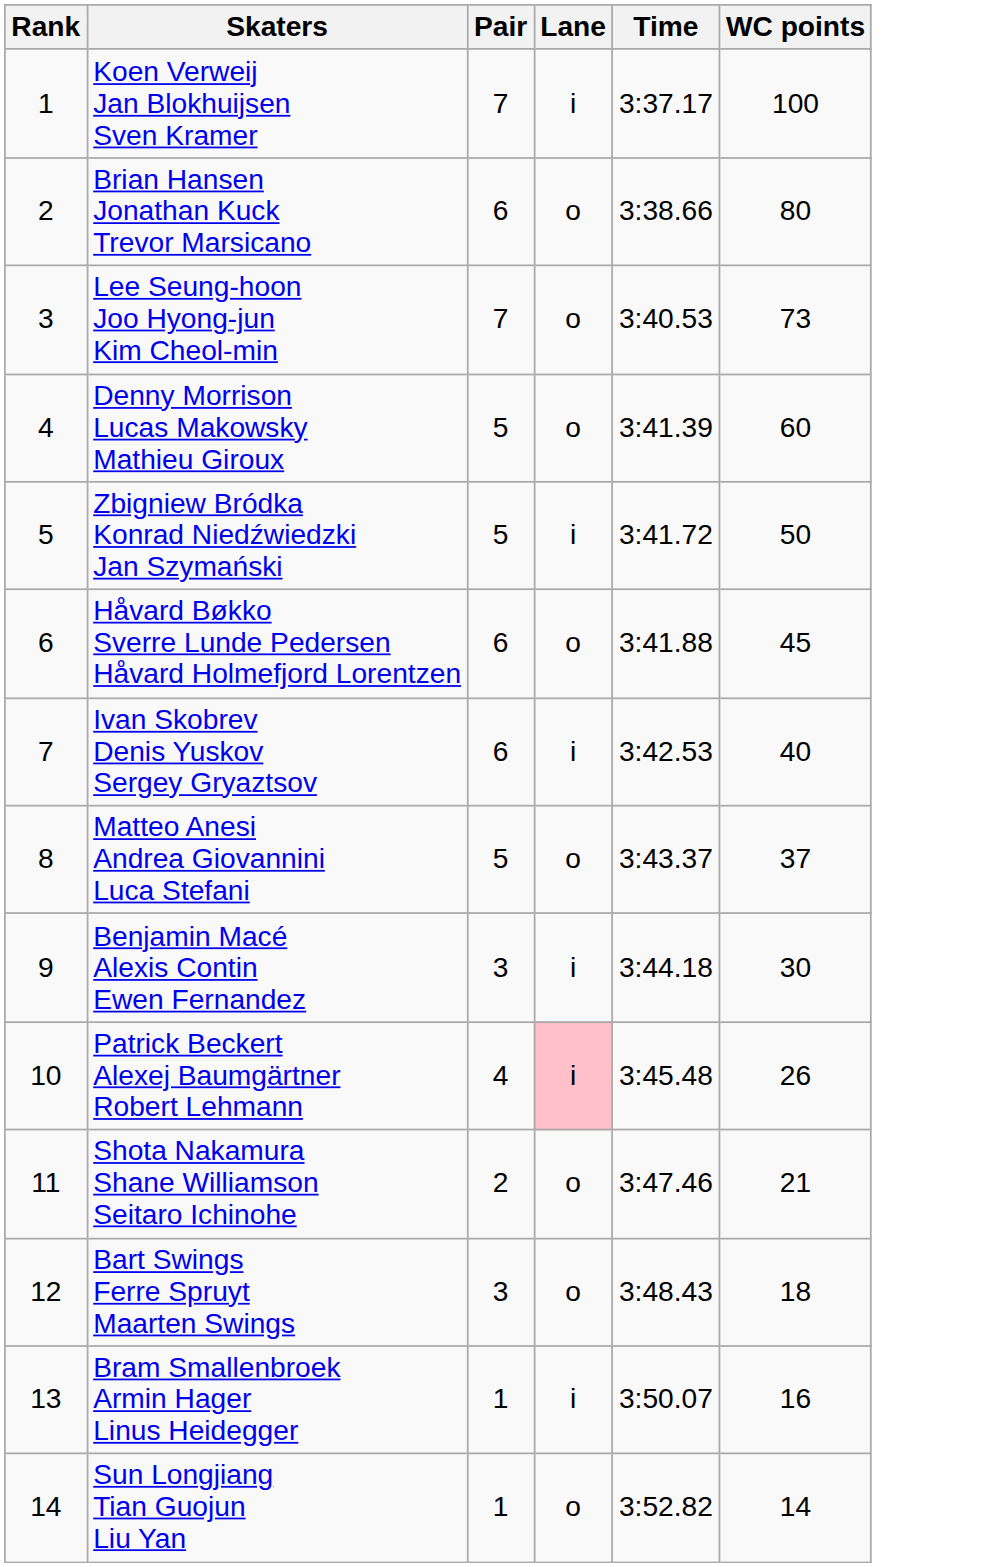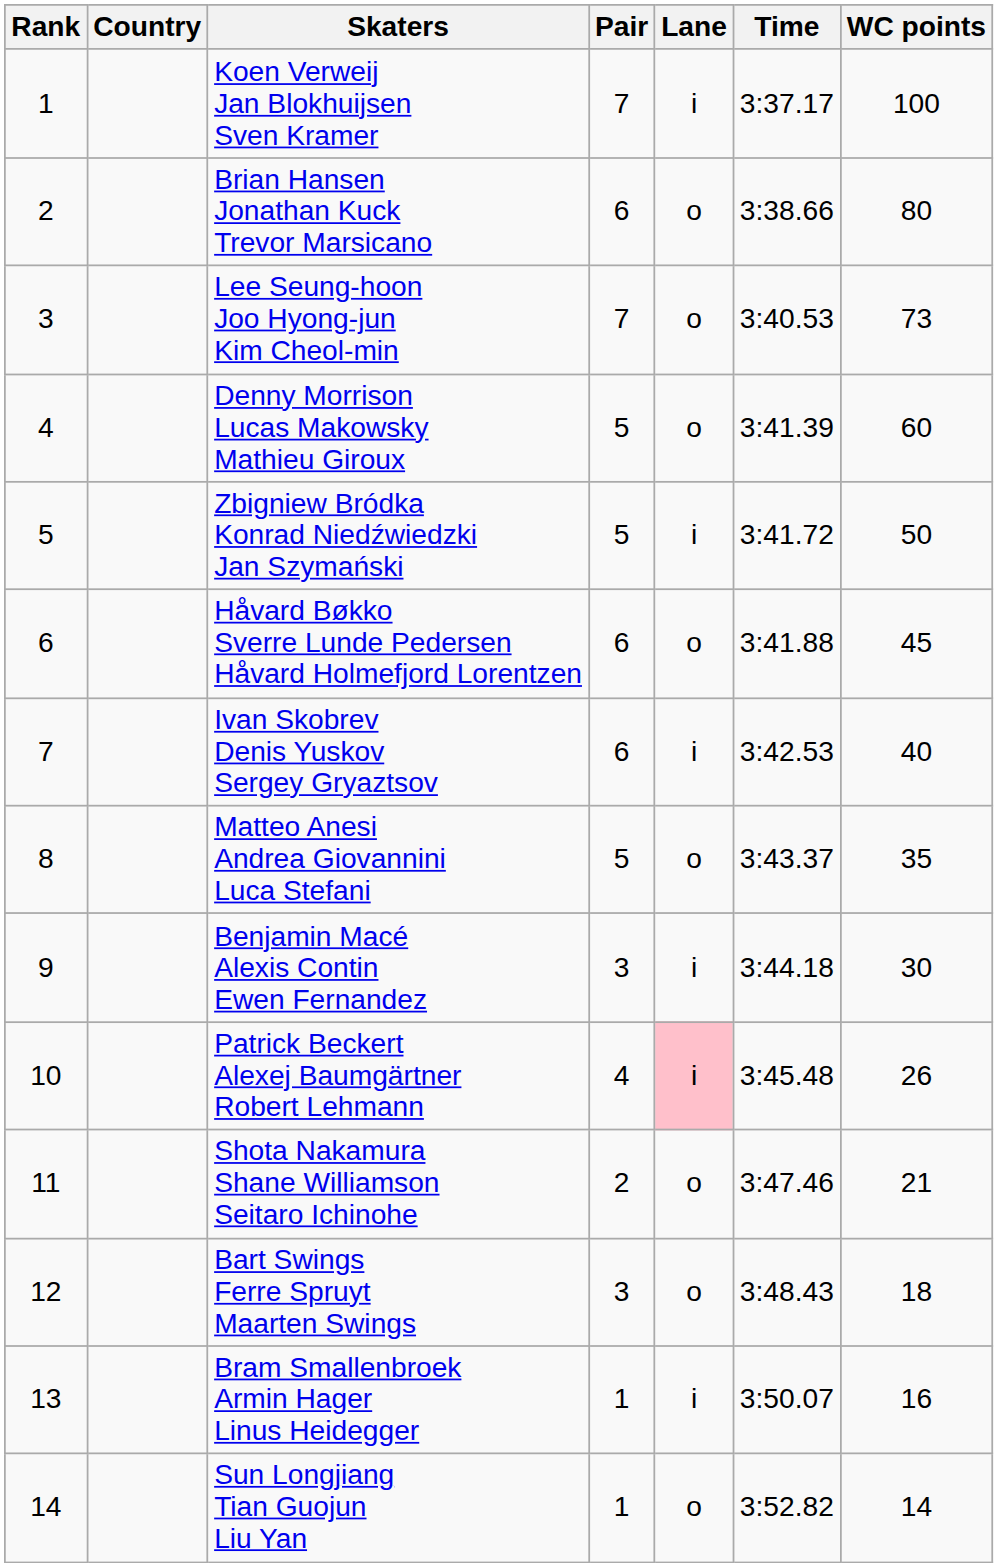+ column: (147, 26)
(795, 859) 37 -> (916, 859) 35
